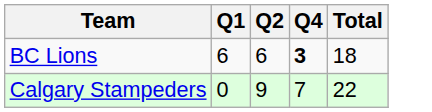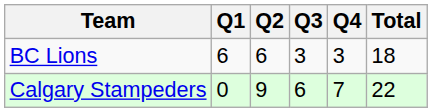+ column: (308, 21)
(300, 55) bold -> (339, 55) normal
